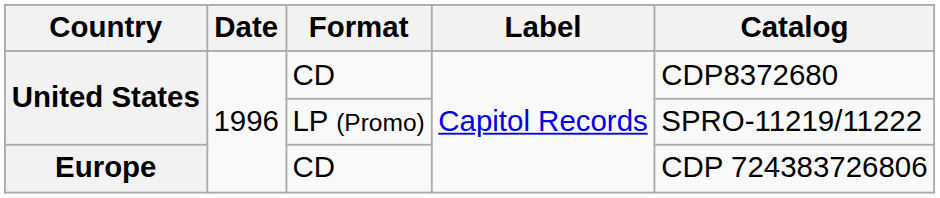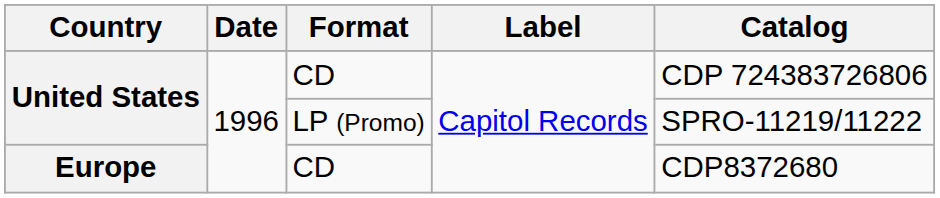(750, 74) CDP8372680 -> (794, 74) CDP 724383726806
(794, 167) CDP 724383726806 -> (750, 167) CDP8372680
